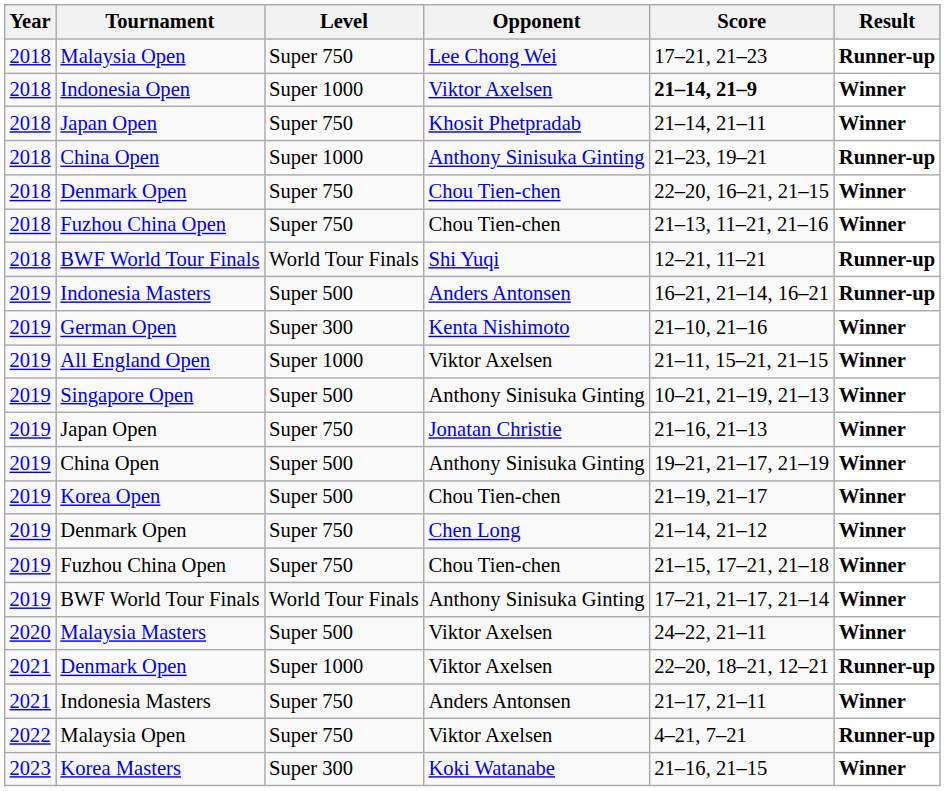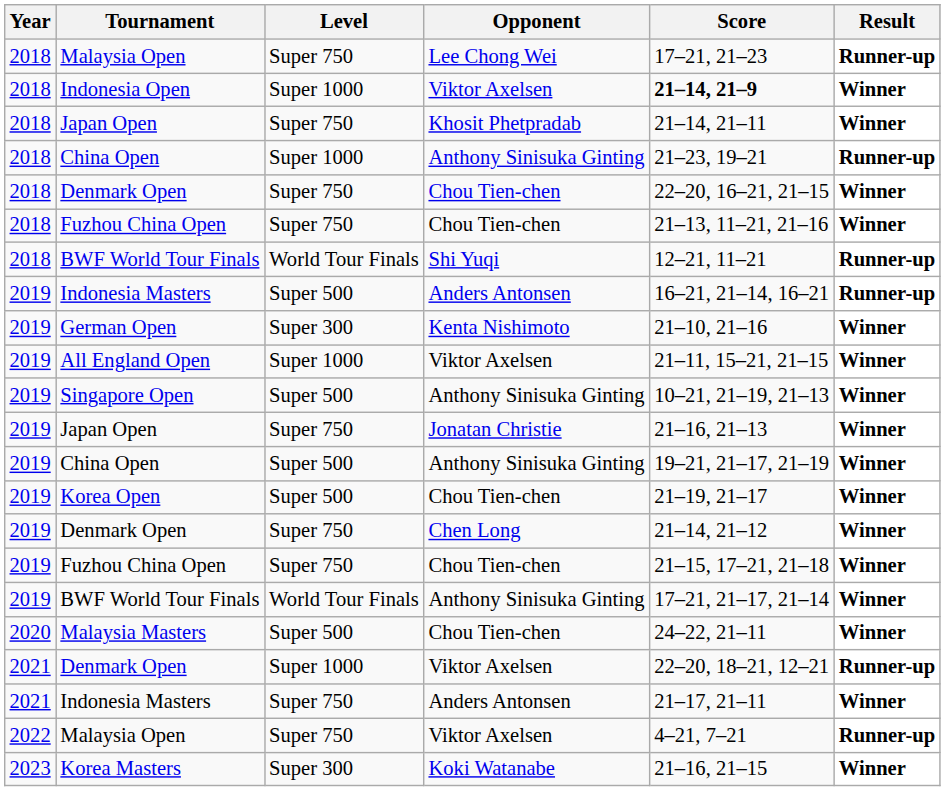(490, 633) Viktor Axelsen -> (495, 633) Chou Tien-chen
